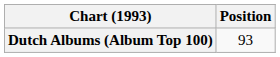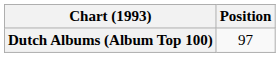(246, 40) 93 -> (246, 40) 97
